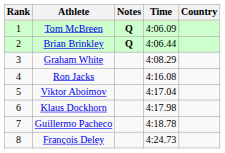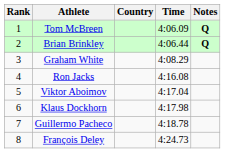columns swapped: (199, 12) <-> (129, 12)
